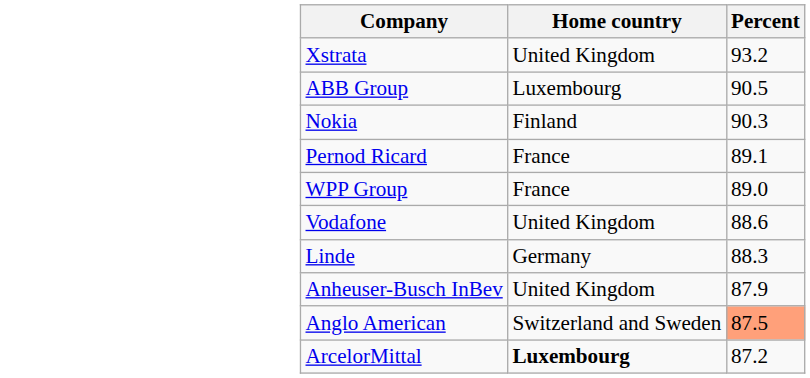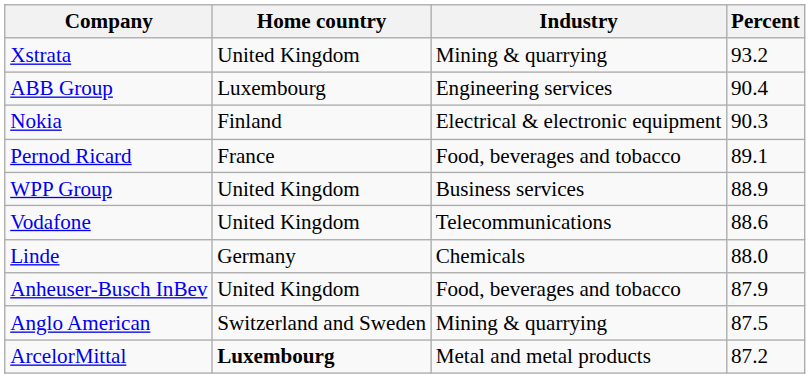+ column: (578, 21)
(750, 88) 90.5 -> (750, 88) 90.4
(541, 188) France -> (288, 188) United Kingdom
(750, 188) 89.0 -> (750, 188) 88.9
(750, 255) 88.3 -> (750, 255) 88.0
(750, 322) lightsalmon background -> (750, 322) no background
